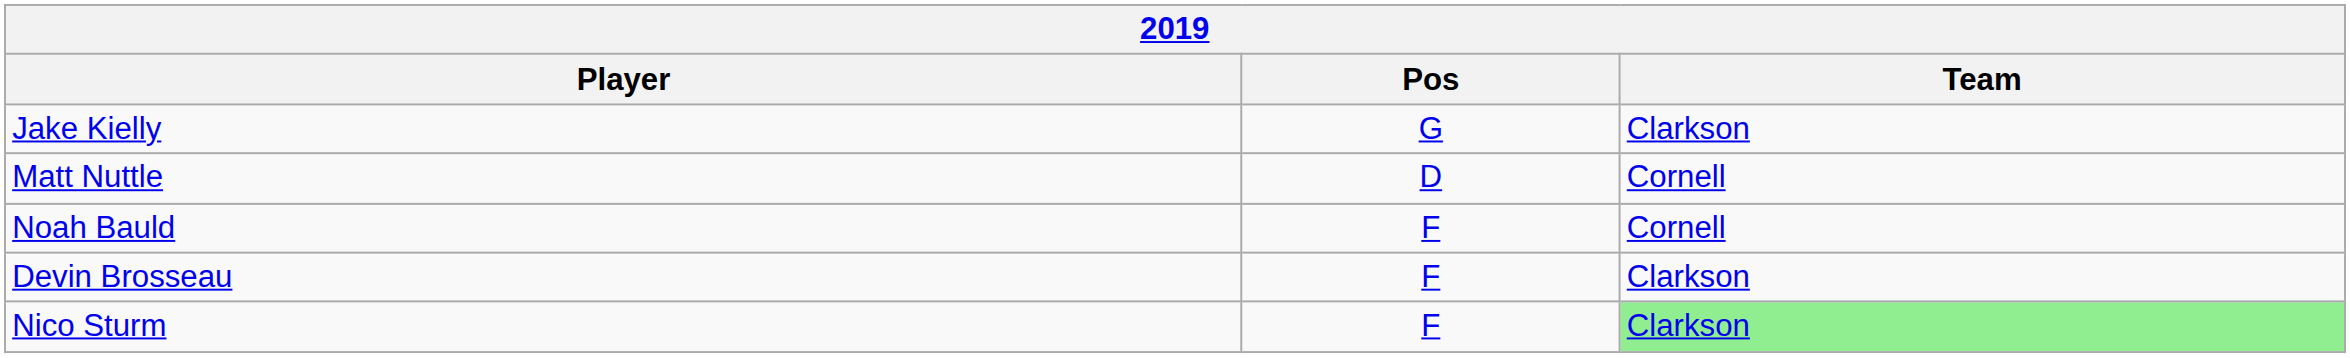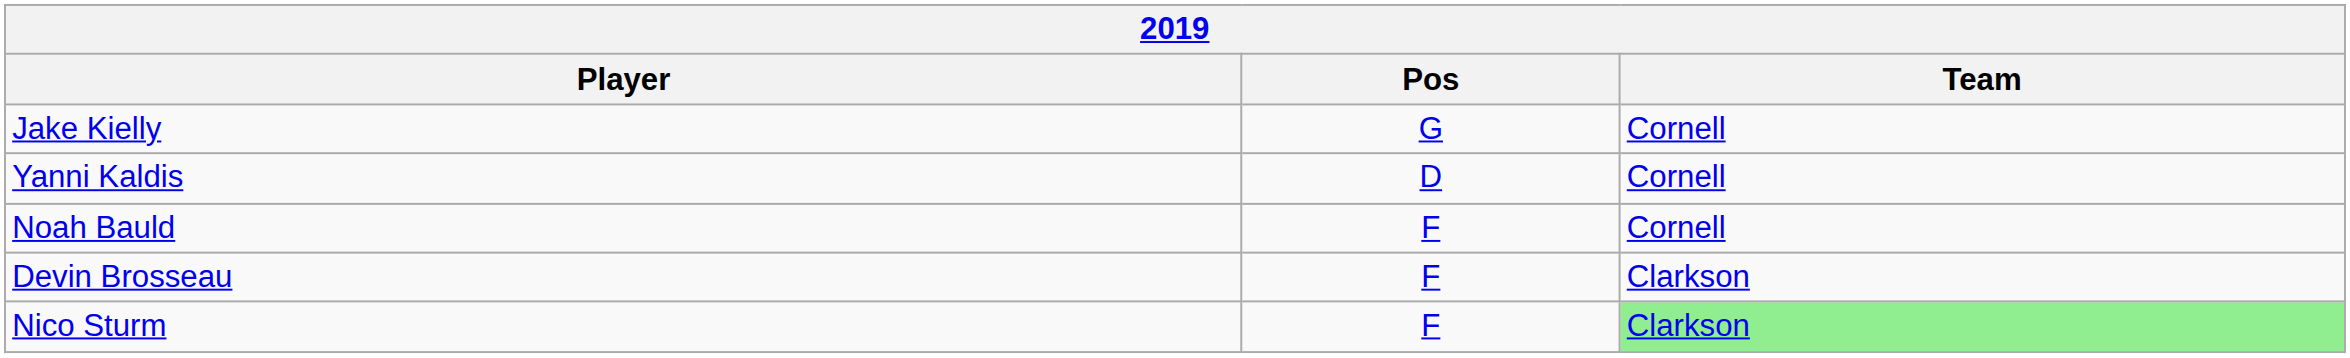(1688, 128) Clarkson -> (1676, 128) Cornell
+ row: (98, 177)
- row: (88, 177)
